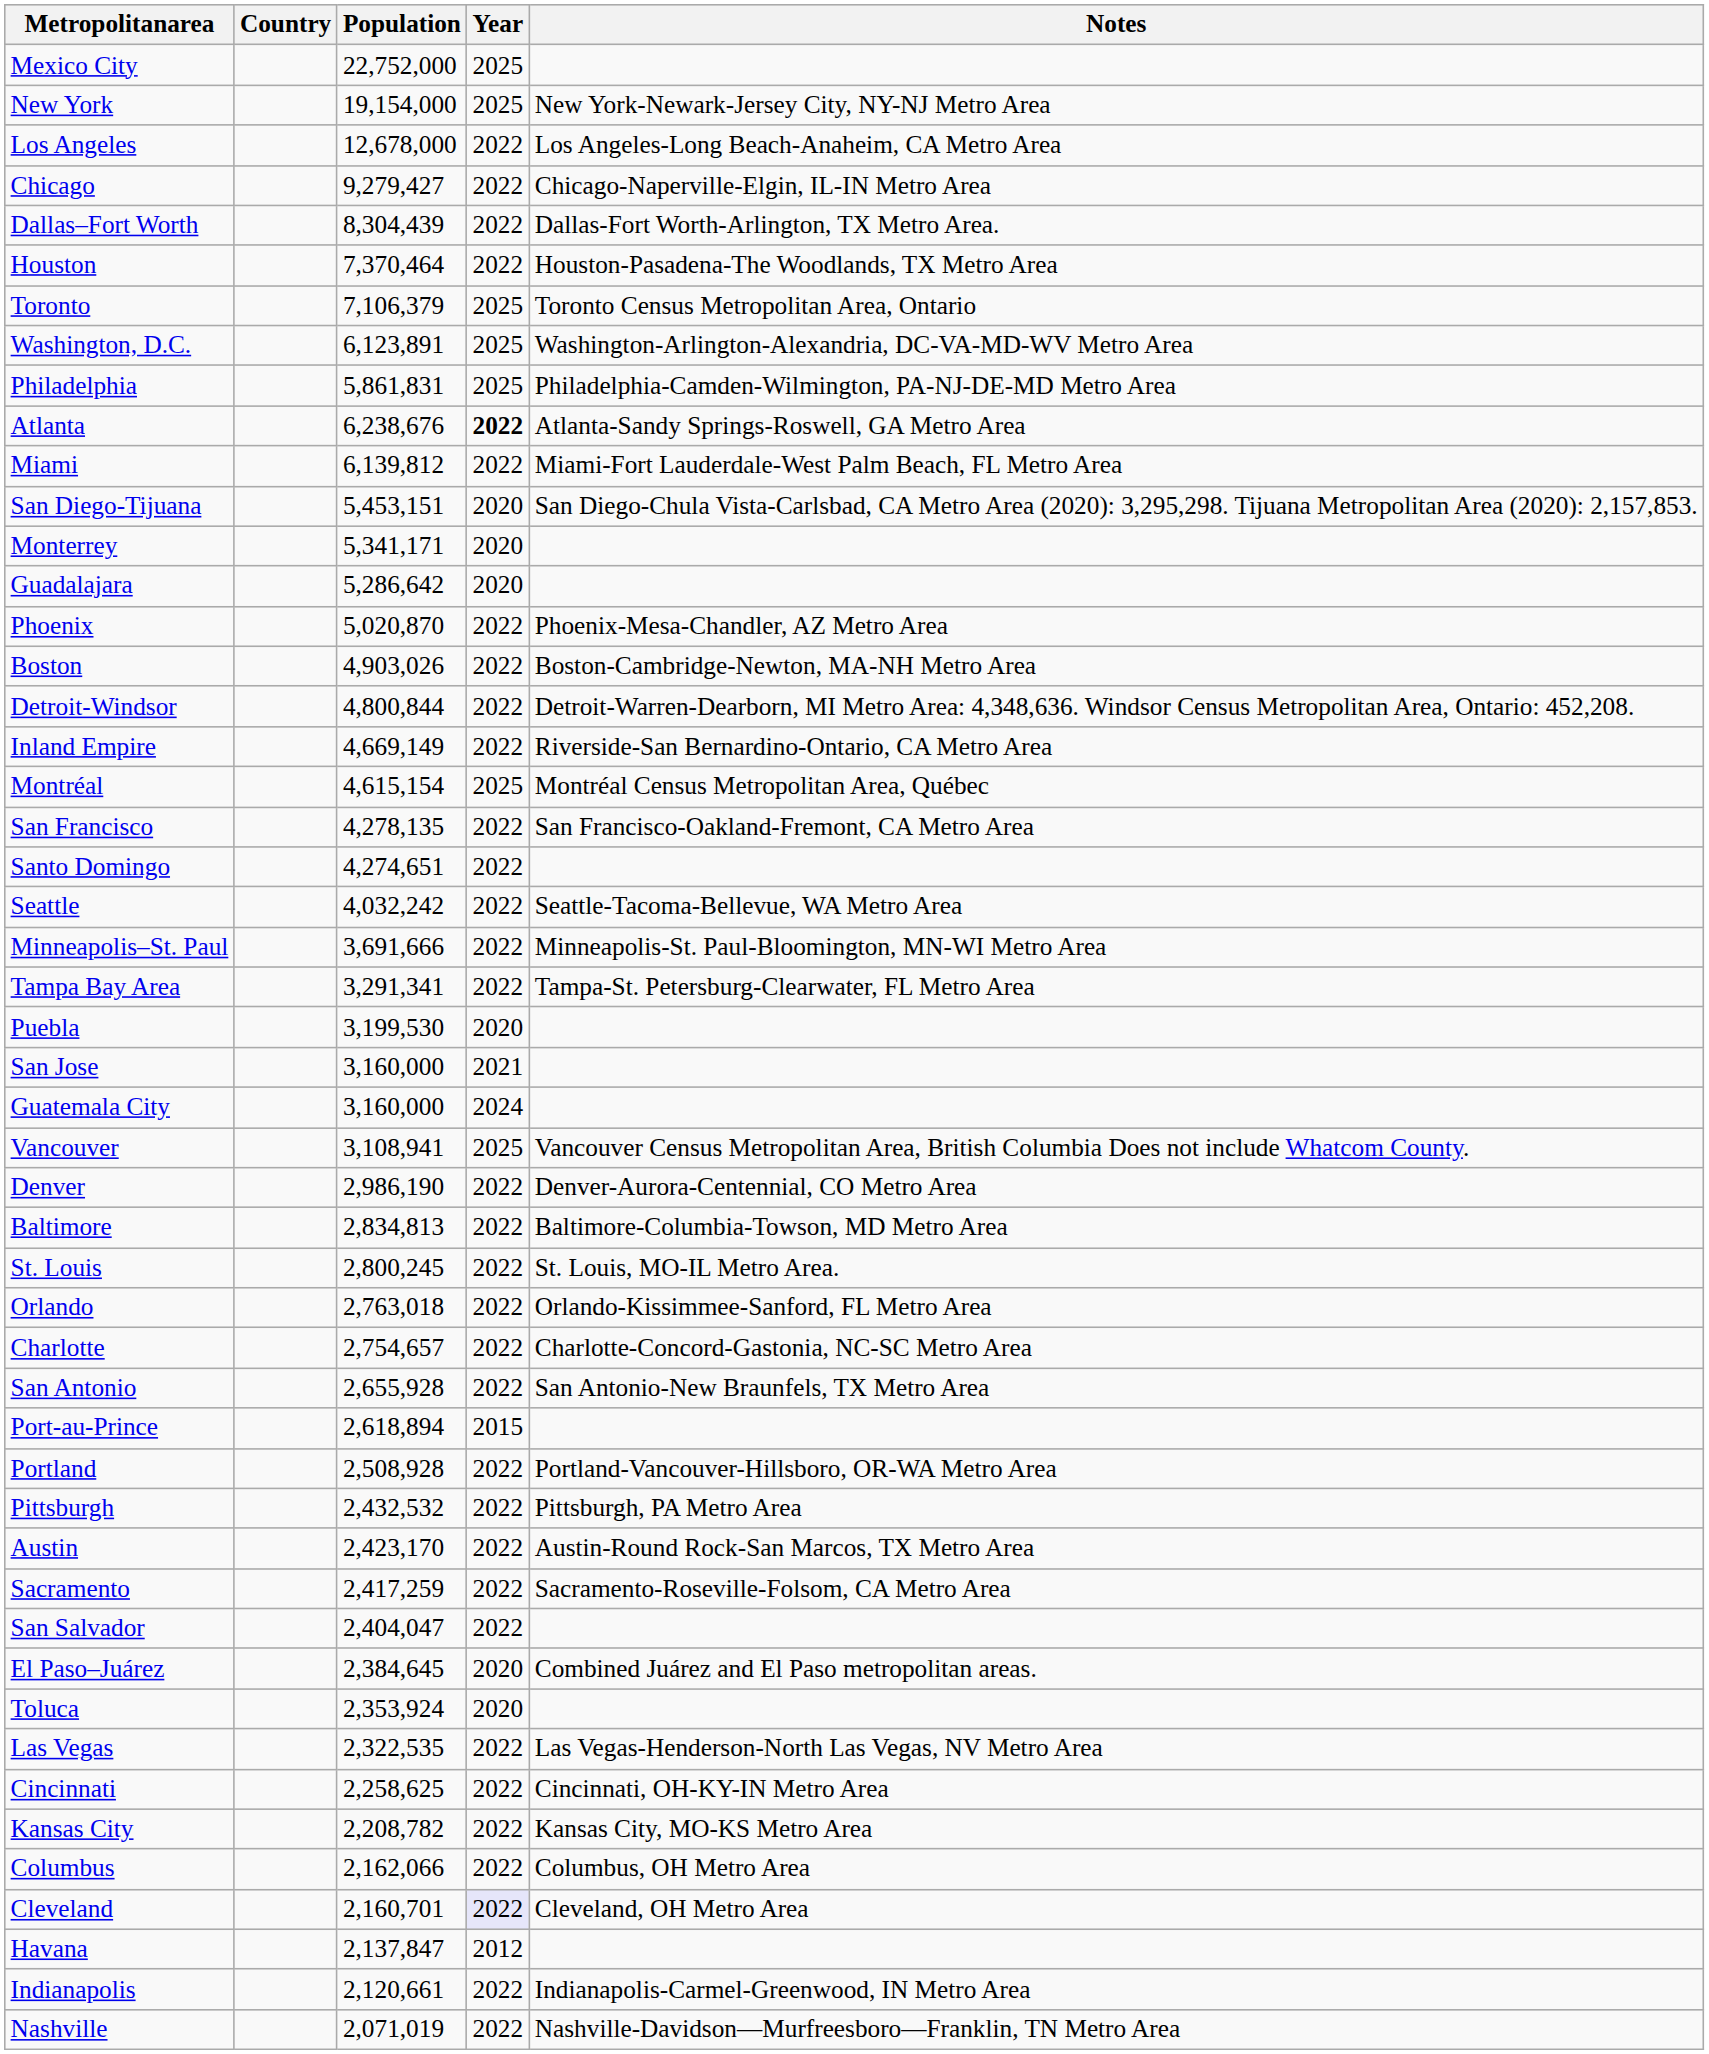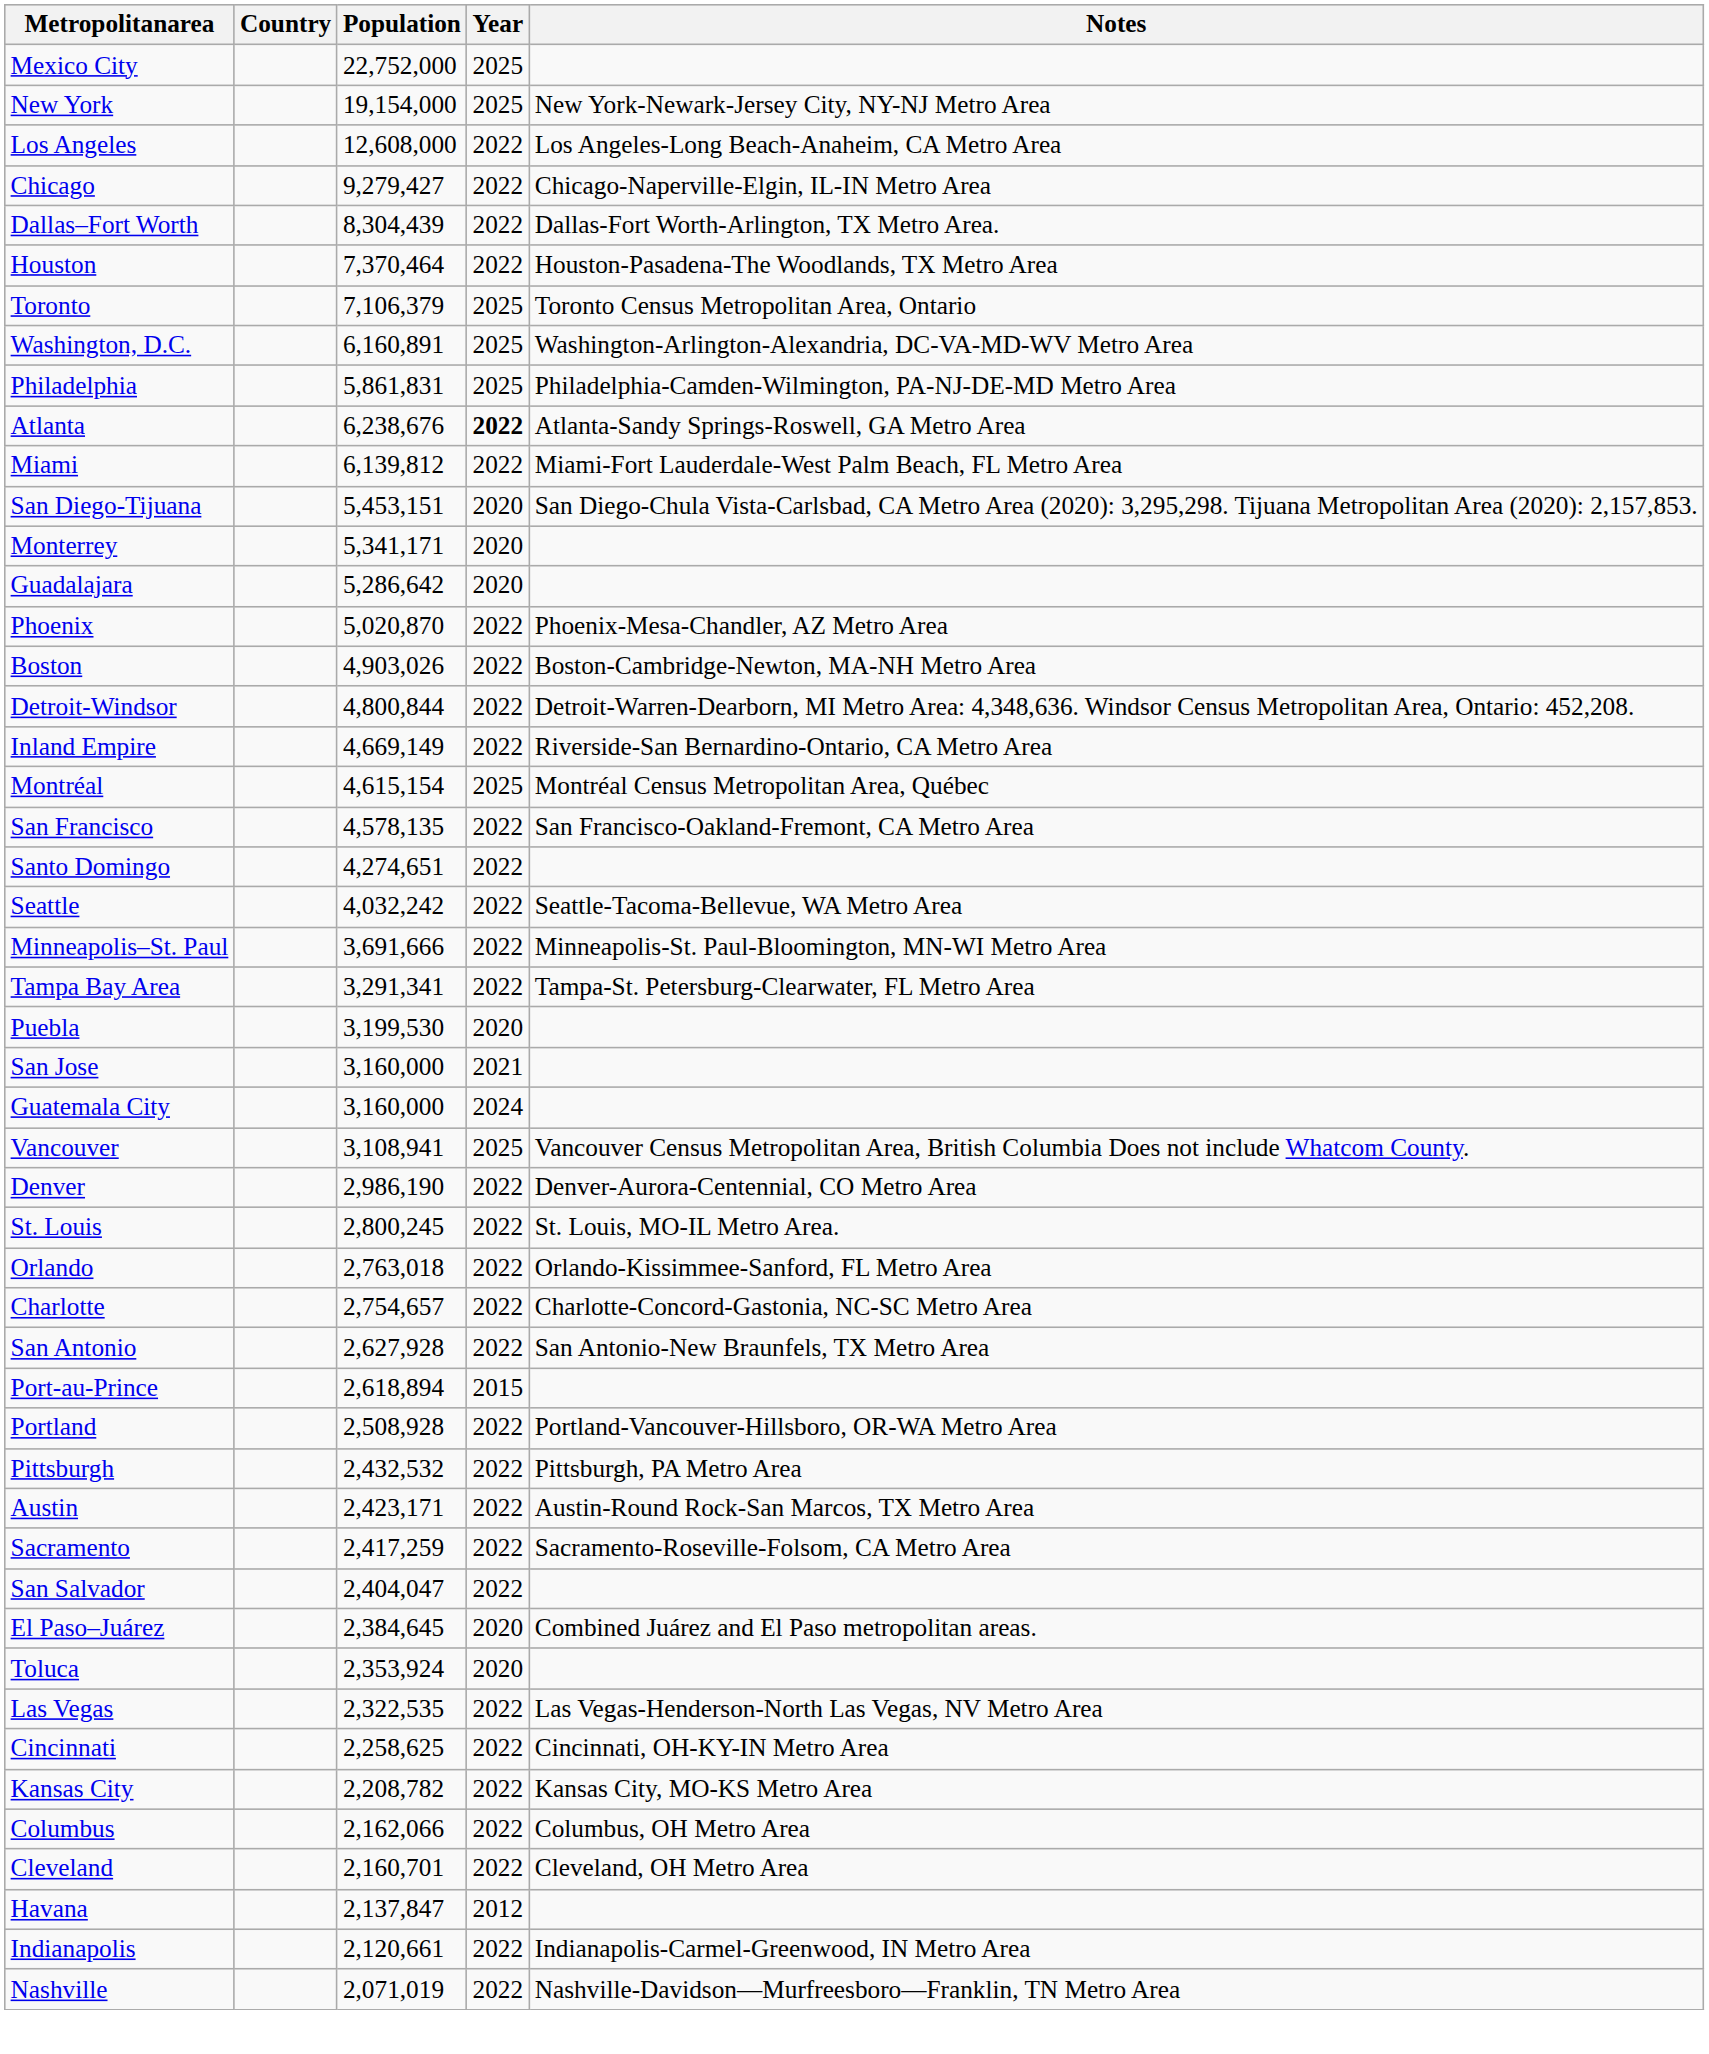(400, 144) 12,678,000 -> (400, 144) 12,608,000
(393, 345) 6,123,891 -> (393, 345) 6,160,891
(393, 826) 4,278,135 -> (393, 826) 4,578,135
- row: (61, 1227)
(393, 1387) 2,655,928 -> (393, 1347) 2,627,928
(393, 1548) 2,423,170 -> (393, 1507) 2,423,171
(498, 1908) lavender background -> (498, 1868) no background
